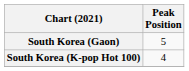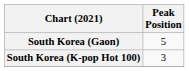(163, 58) 4 -> (163, 58) 3
